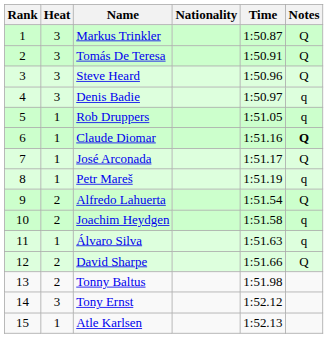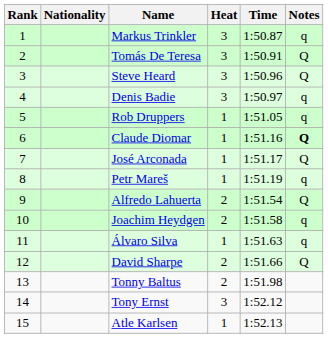columns swapped: (57, 14) <-> (206, 14)
(304, 35) Q -> (304, 35) q
